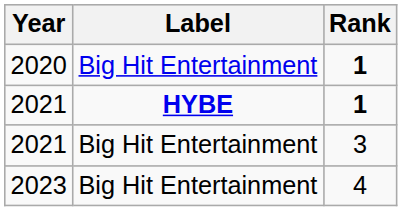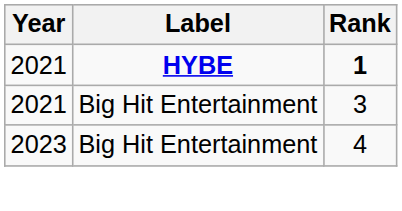- row: (39, 64)
